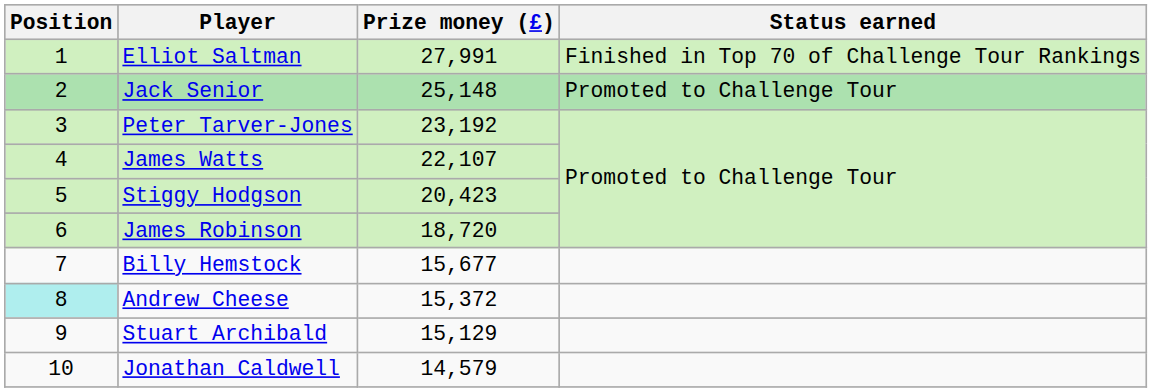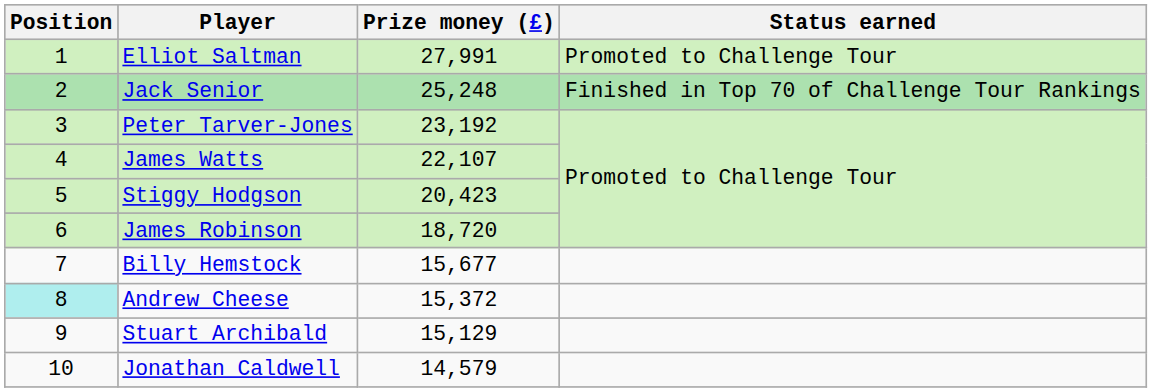(853, 57) Finished in Top 70 of Challenge Tour Rankings -> (731, 57) Promoted to Challenge Tour
(459, 92) 25,148 -> (459, 92) 25,248
(731, 92) Promoted to Challenge Tour -> (853, 92) Finished in Top 70 of Challenge Tour Rankings
